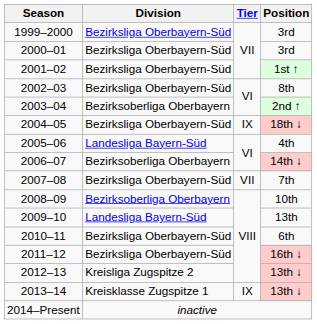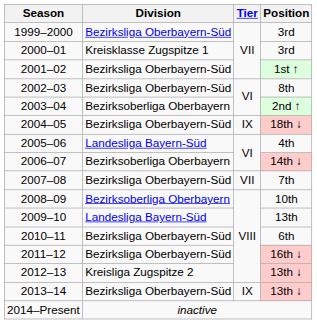(158, 50) Bezirksliga Oberbayern-Süd -> (147, 50) Kreisklasse Zugspitze 1
(147, 291) Kreisklasse Zugspitze 1 -> (158, 291) Bezirksliga Oberbayern-Süd
